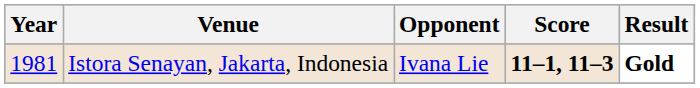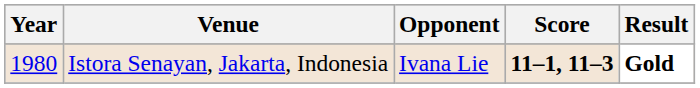(34, 62) 1981 -> (34, 62) 1980
